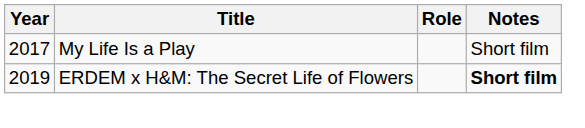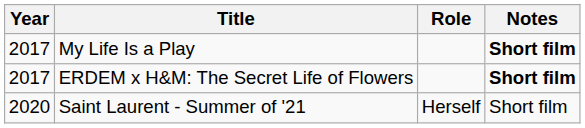(510, 48) normal -> (532, 48) bold
(30, 78) 2019 -> (30, 78) 2017
+ row: (182, 107)
